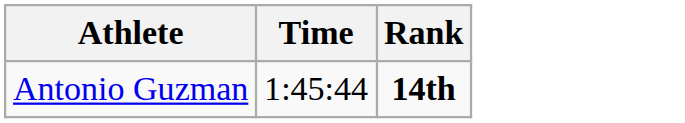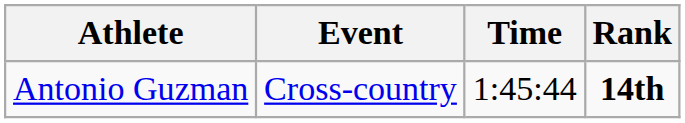+ column: (361, 32)
